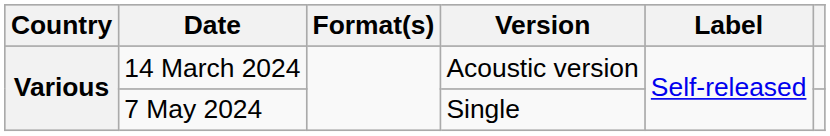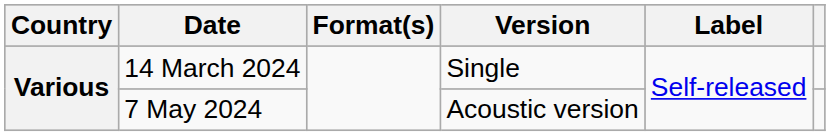(543, 67) Acoustic version -> (483, 67) Single
(483, 109) Single -> (543, 109) Acoustic version
